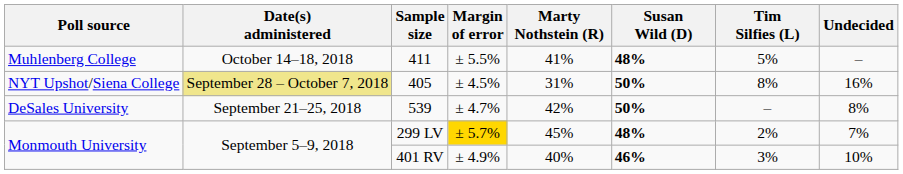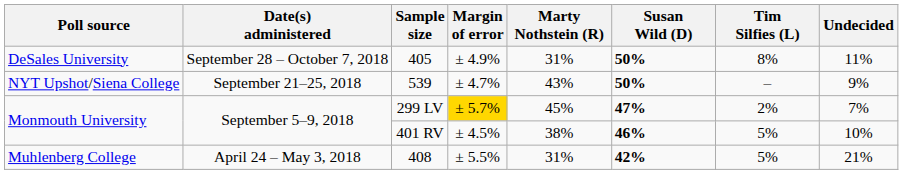- row: (420, 58)
(94, 83) NYT Upshot/Siena College -> (68, 58) DeSales University
(287, 83) khaki background -> (287, 58) no background
(478, 83) ± 4.5% -> (478, 58) ± 4.9%
(859, 83) 16% -> (859, 58) 11%
(68, 108) DeSales University -> (94, 83) NYT Upshot/Siena College
(559, 108) 42% -> (559, 83) 43%
(859, 108) 8% -> (859, 83) 9%
(630, 132) 48% -> (630, 108) 47%
(478, 157) ± 4.9% -> (478, 132) ± 4.5%
(559, 157) 40% -> (559, 132) 38%
(767, 157) 3% -> (767, 132) 5%
+ row: (420, 157)
